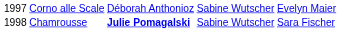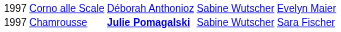(15, 22) 1998 -> (15, 22) 1997
